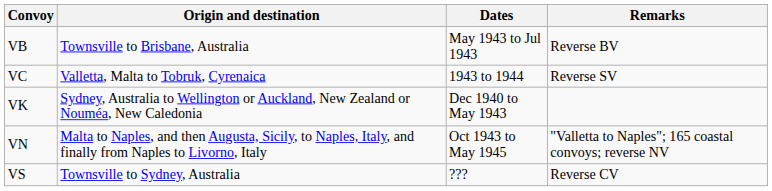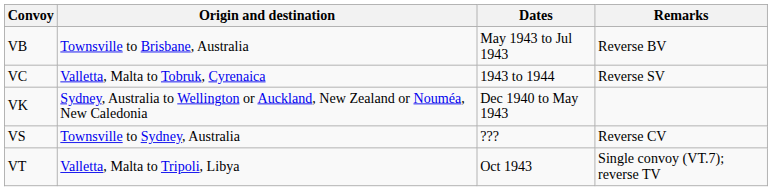- row: (18, 144)
+ row: (17, 166)
